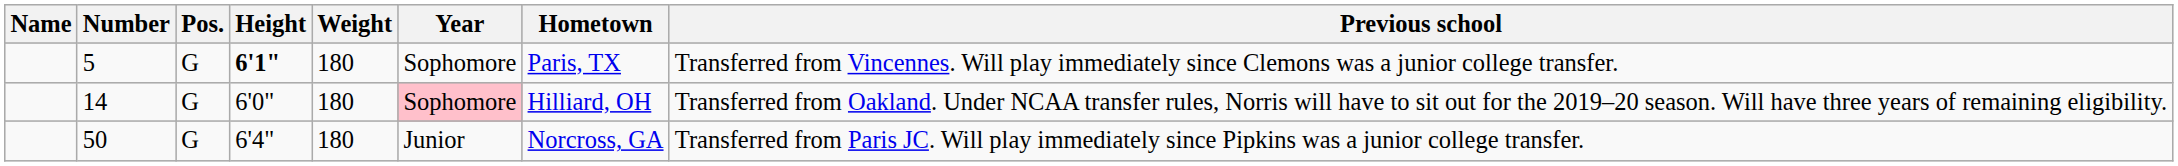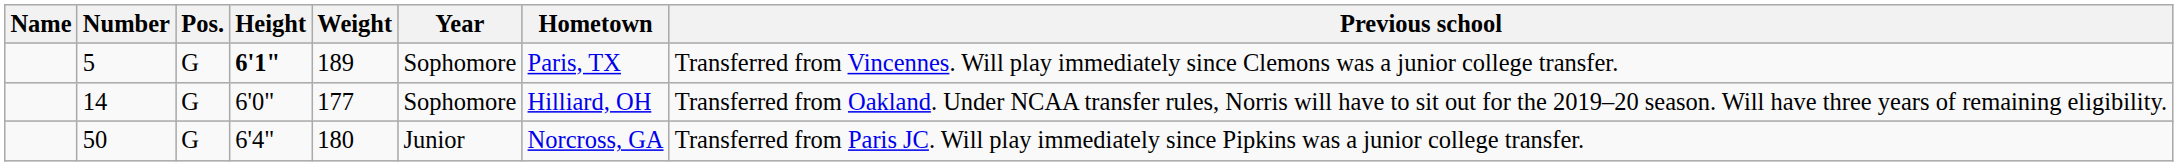(336, 62) 180 -> (336, 62) 189
(336, 101) 180 -> (336, 101) 177
(460, 101) pink background -> (460, 101) no background
